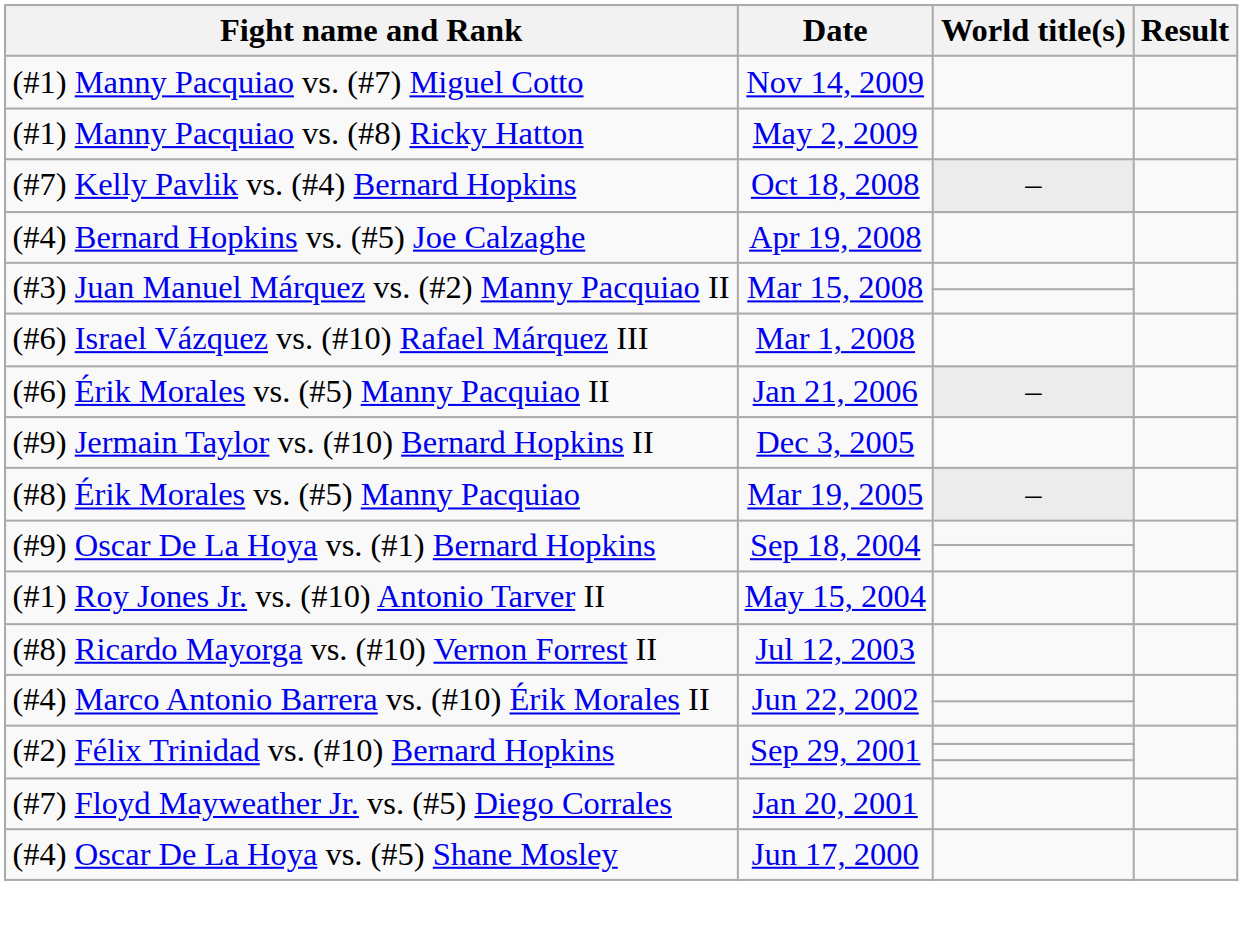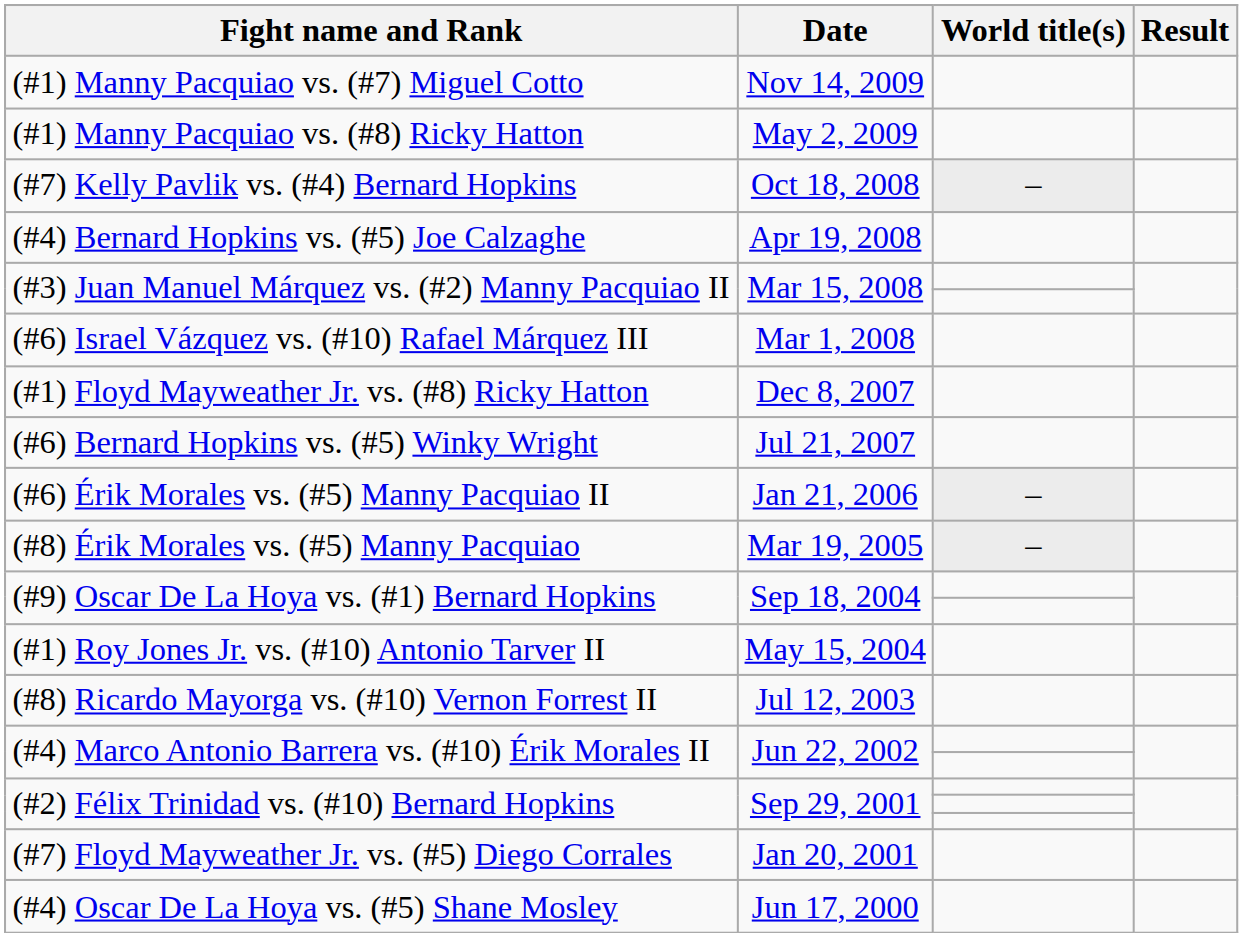+ row: (330, 390)
+ row: (305, 442)
- row: (333, 442)
